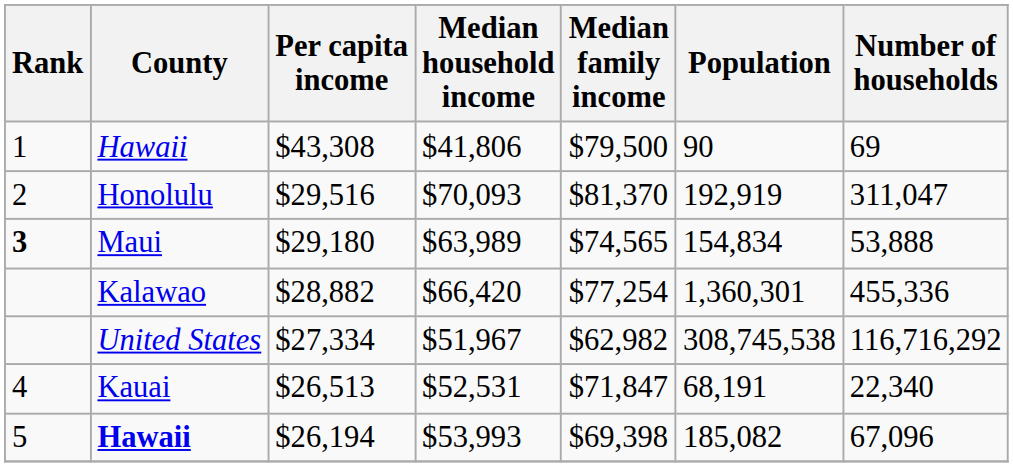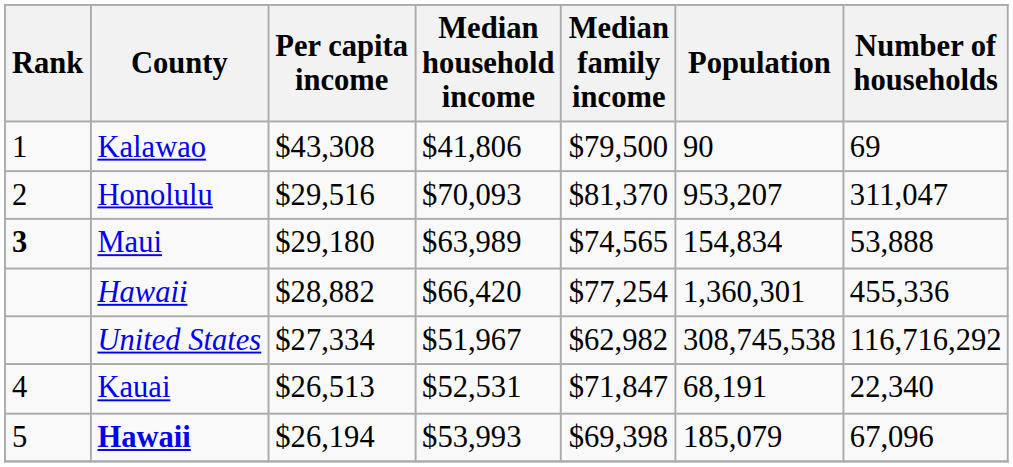(142, 145) Hawaii -> (152, 145) Kalawao
(733, 194) 192,919 -> (733, 194) 953,207
(152, 291) Kalawao -> (142, 291) Hawaii
(733, 436) 185,082 -> (733, 436) 185,079
